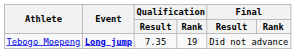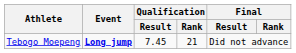(156, 41) 7.35 -> (156, 41) 7.45
(192, 41) 19 -> (192, 41) 21
